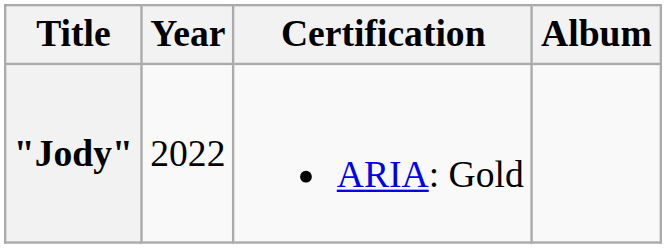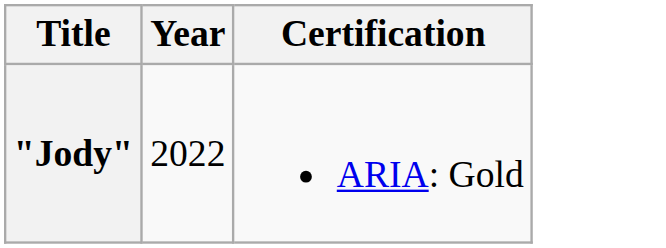- column: (596, 34)
